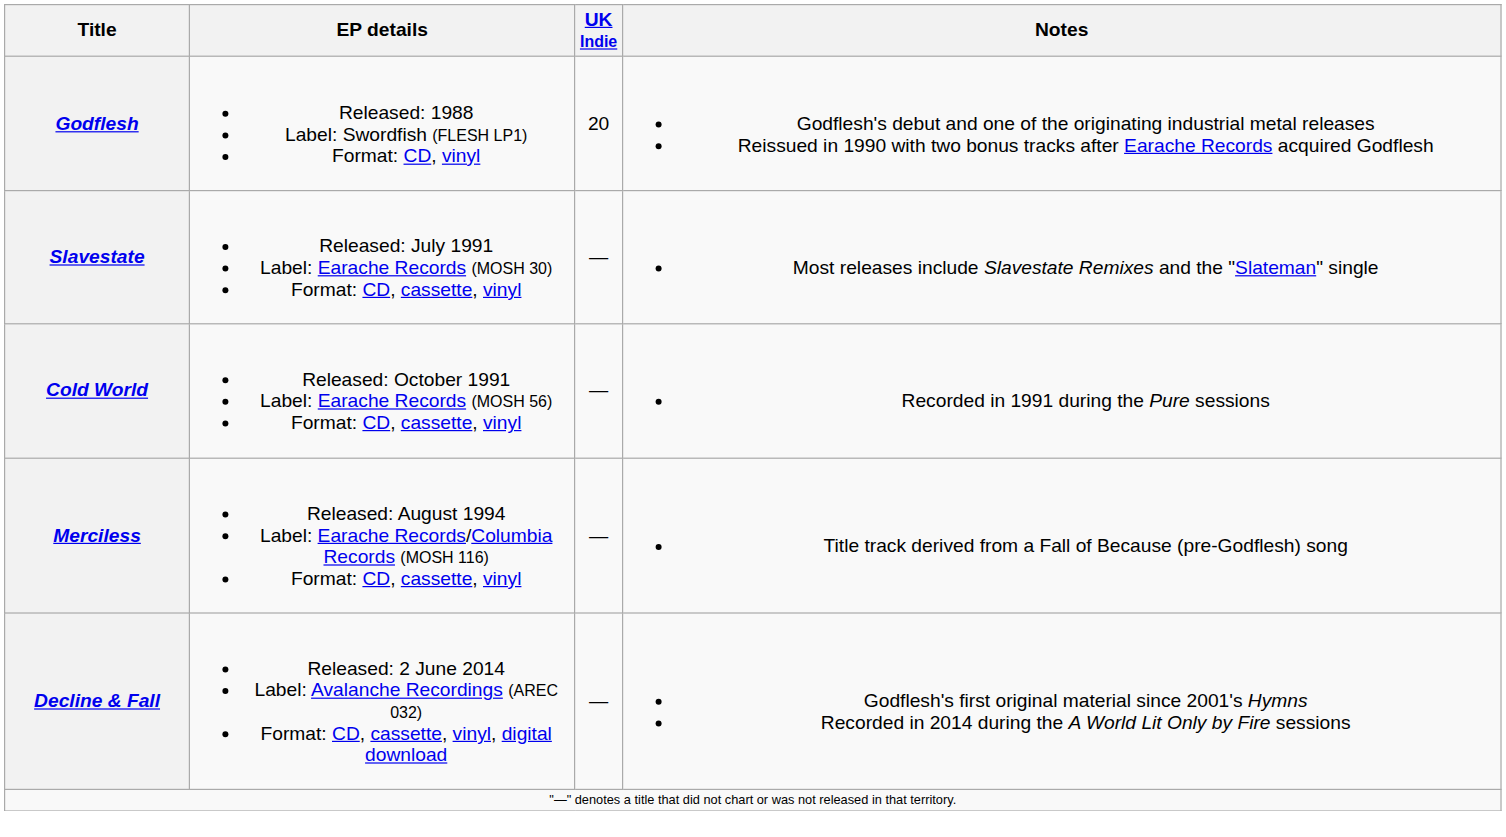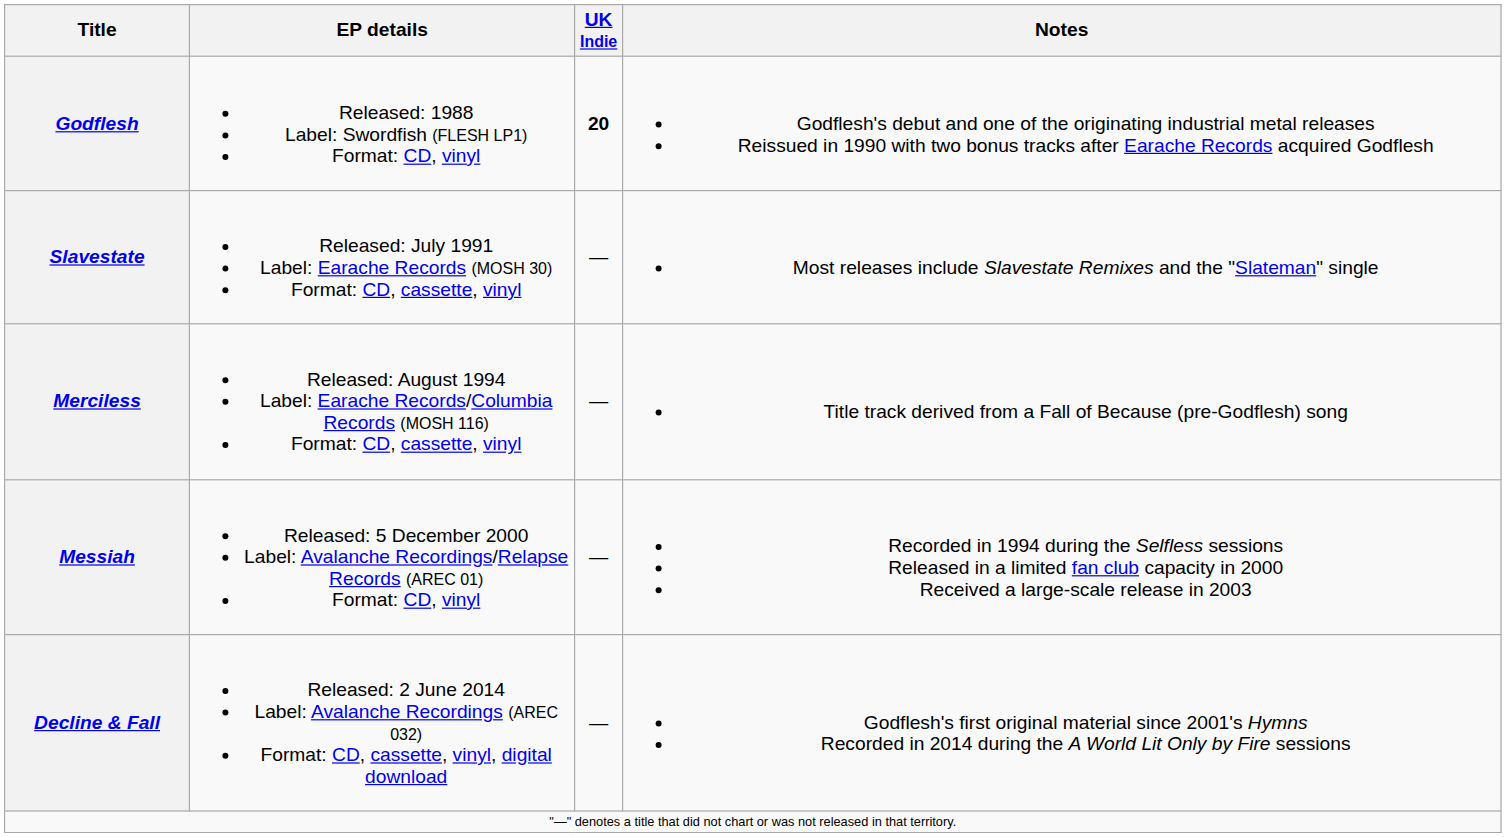(599, 123) normal -> (599, 123) bold
- row: (97, 390)
+ row: (97, 556)
